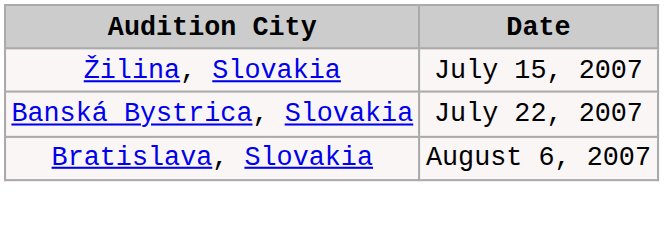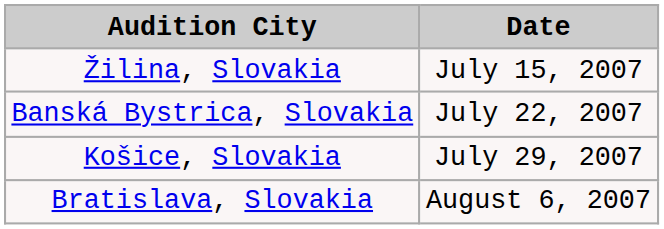+ row: (212, 158)
